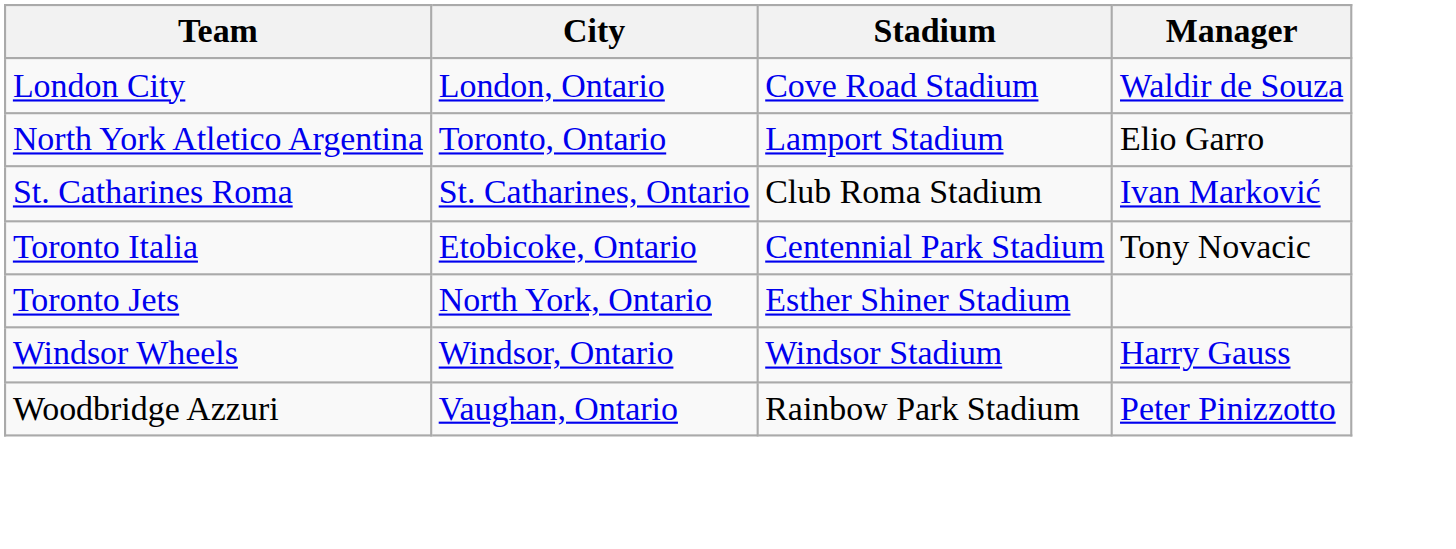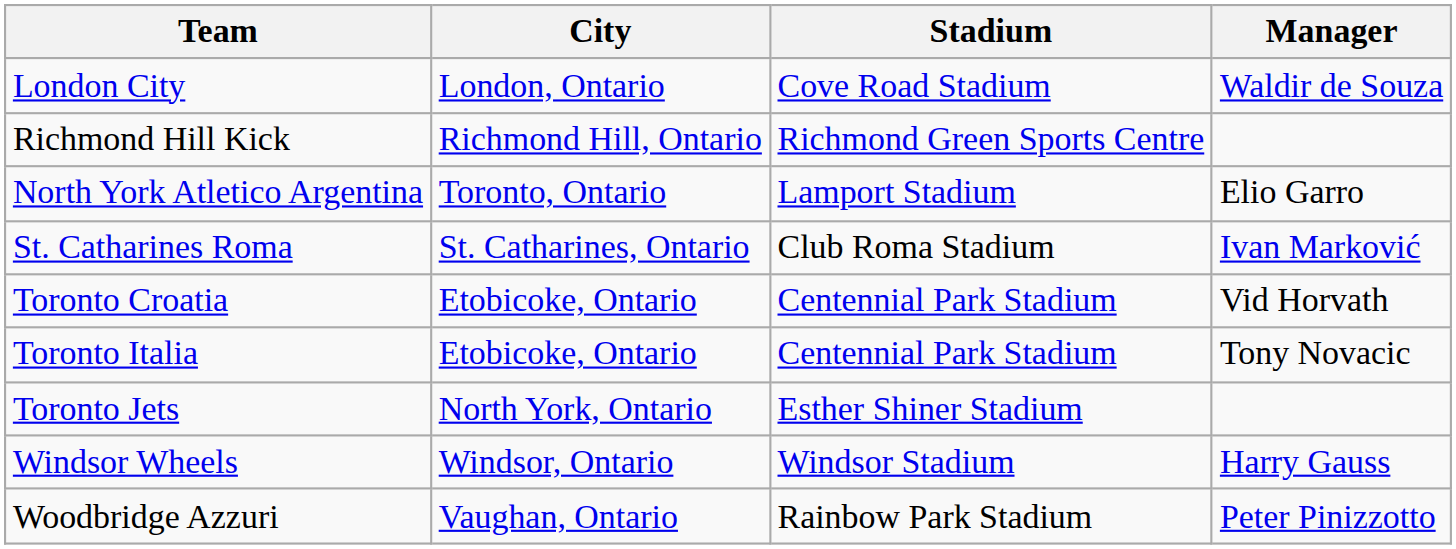+ row: (151, 138)
+ row: (121, 300)
